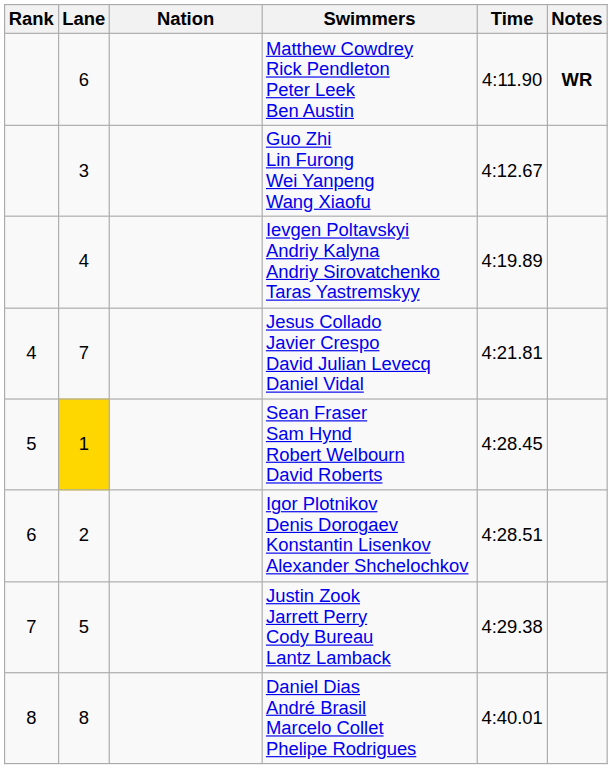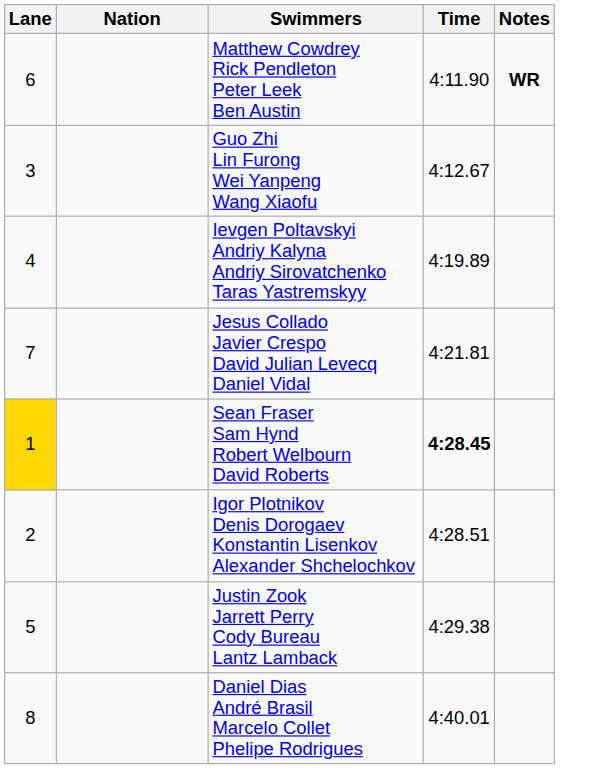- column: (31, 19)
(512, 444) normal -> (459, 444) bold
